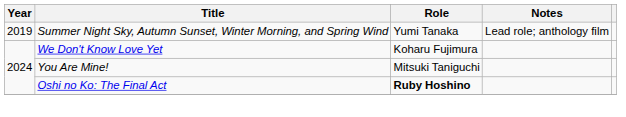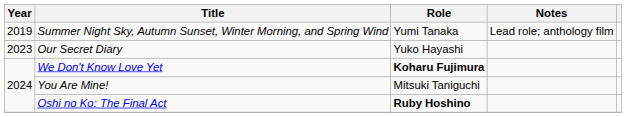+ row: (80, 49)
(436, 49) normal -> (439, 67) bold
